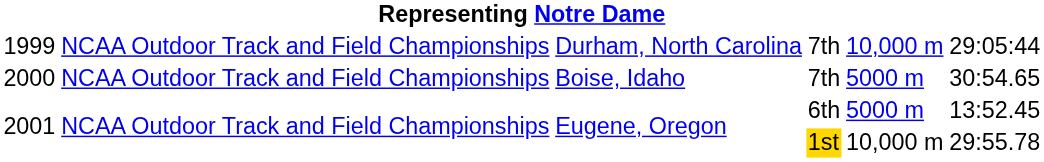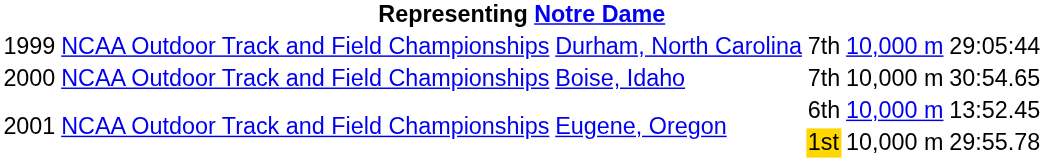(885, 78) 5000 m -> (895, 78) 10,000 m
(885, 110) 5000 m -> (895, 110) 10,000 m
